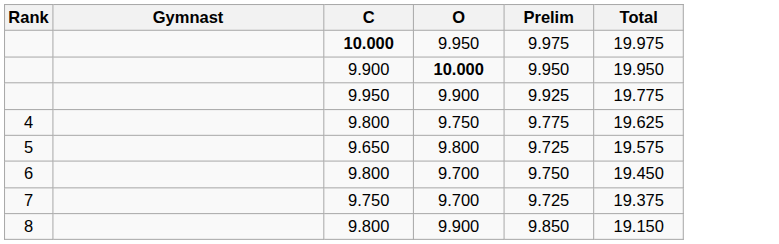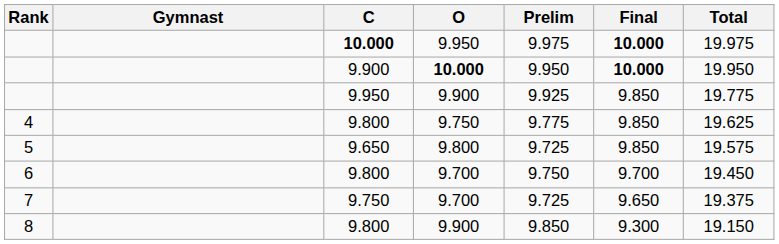+ column: (639, 17)
